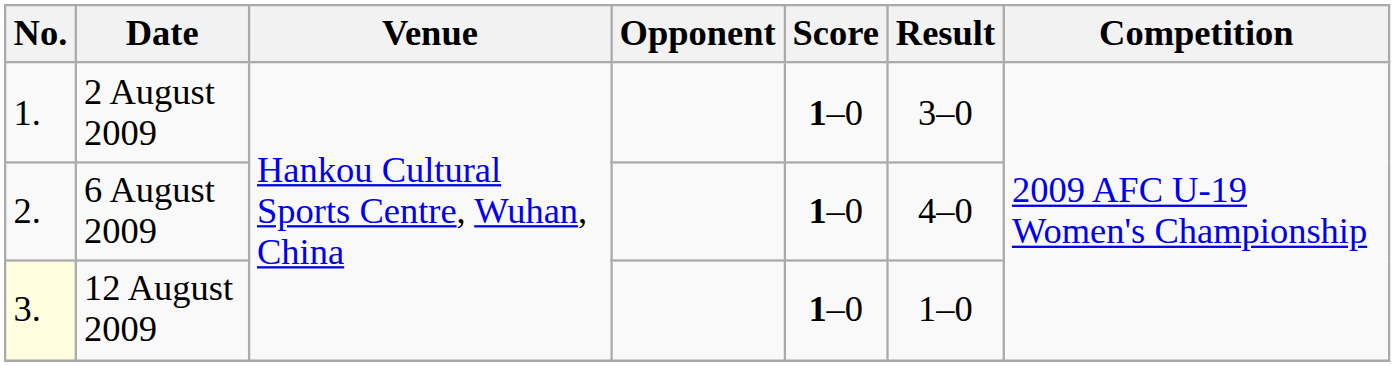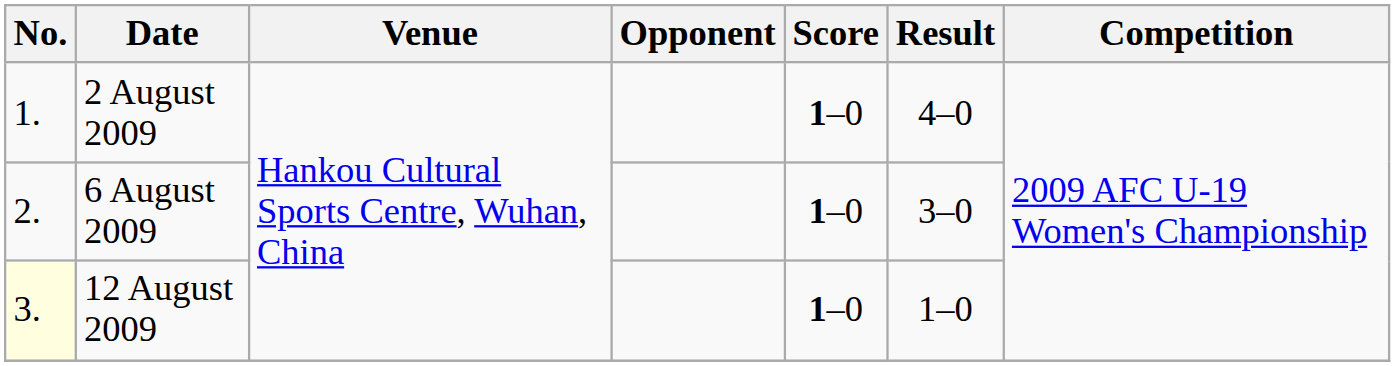(945, 111) 3–0 -> (945, 111) 4–0
(945, 210) 4–0 -> (945, 210) 3–0
